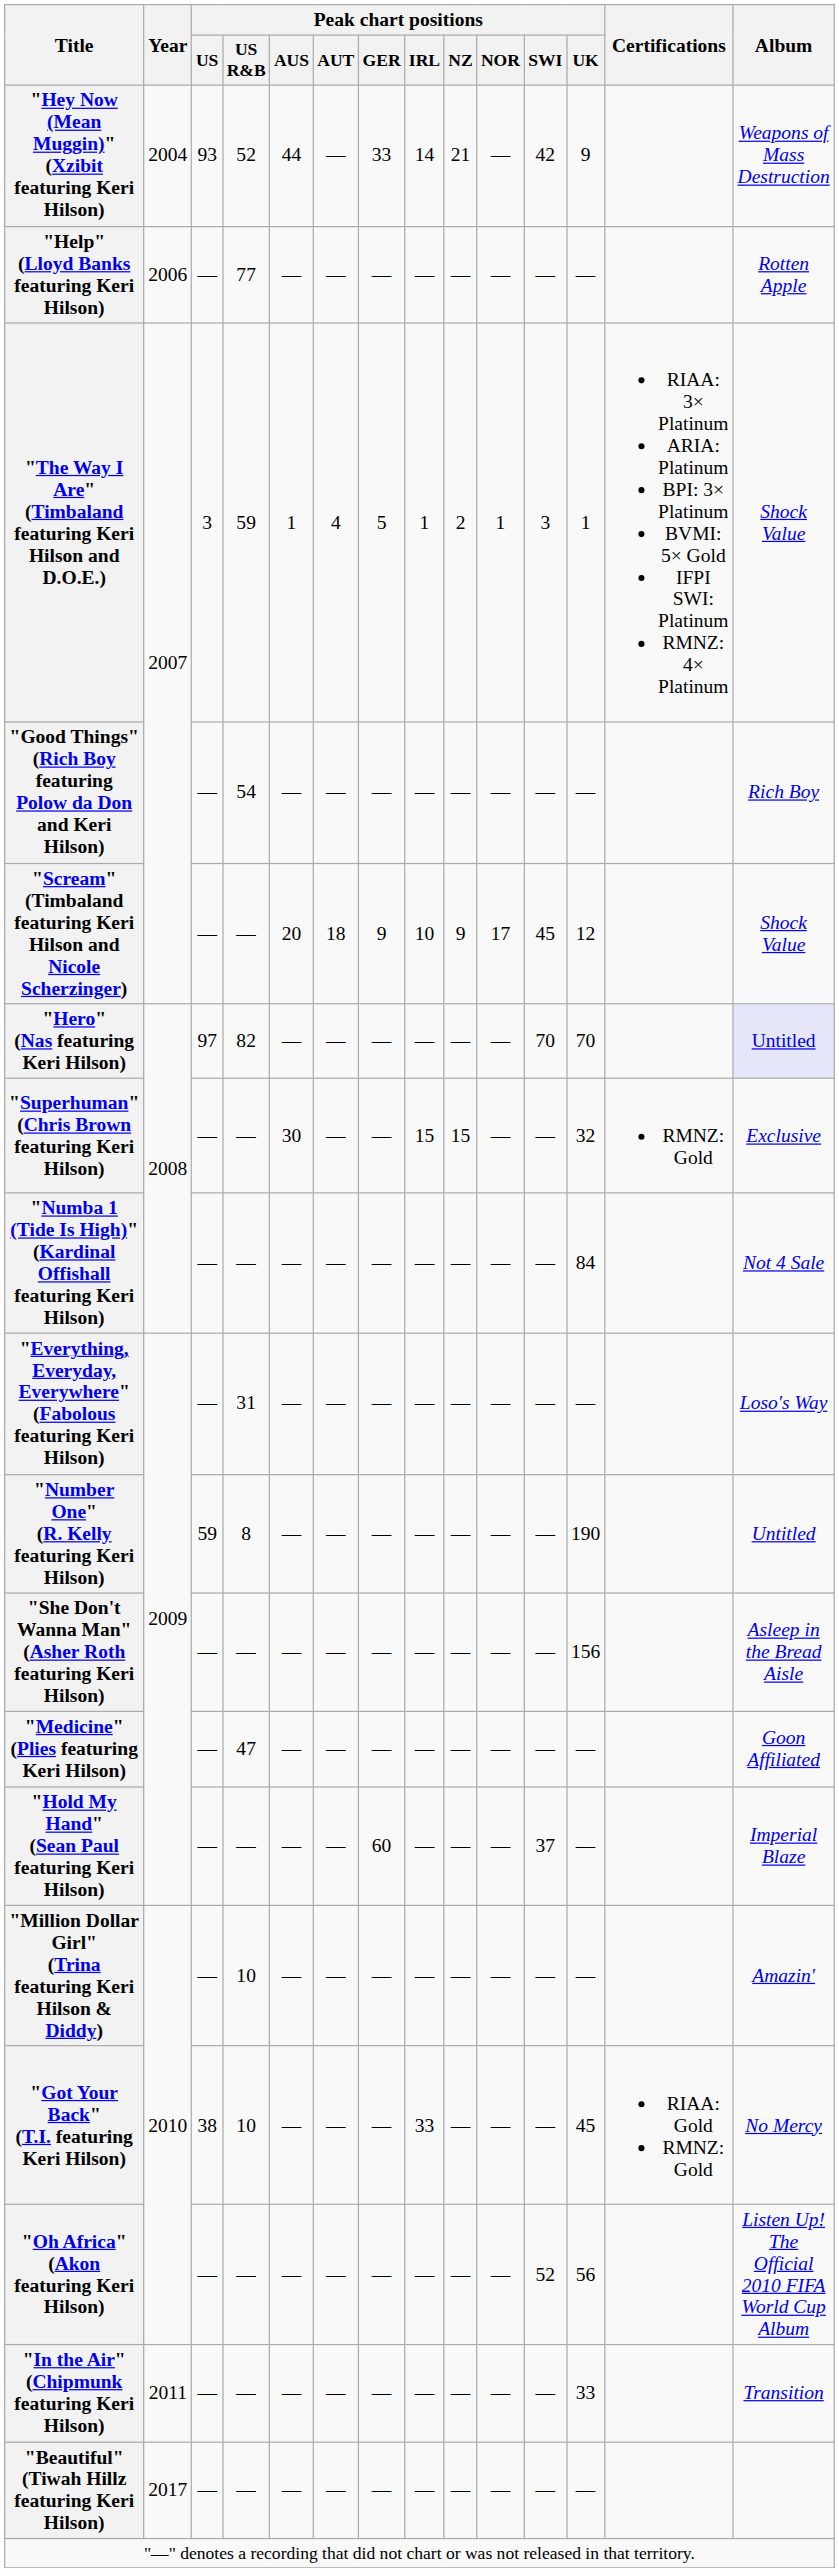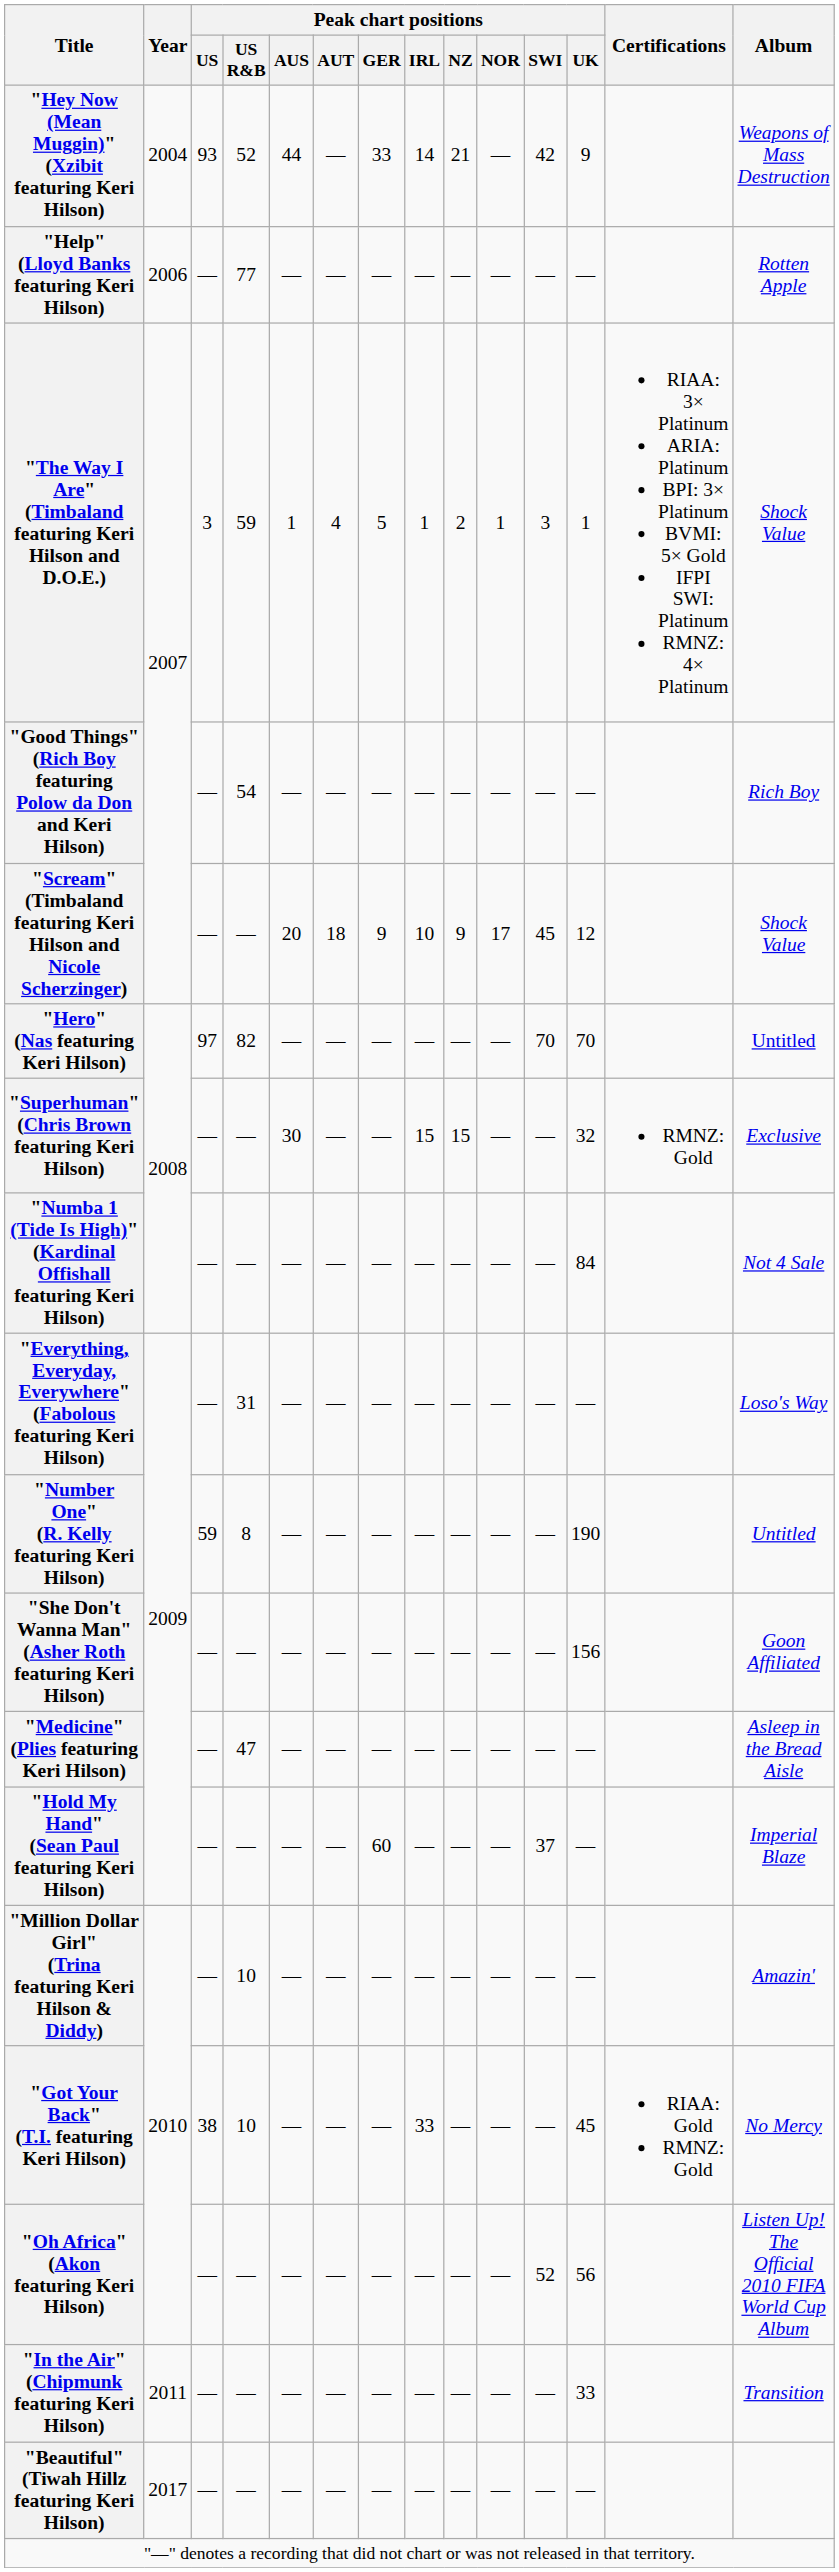(784, 1041) lavender background -> (784, 1041) no background
(784, 1652) Asleep in the Bread Aisle -> (784, 1652) Goon Affiliated
(784, 1749) Goon Affiliated -> (784, 1749) Asleep in the Bread Aisle
